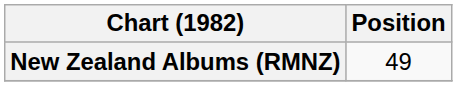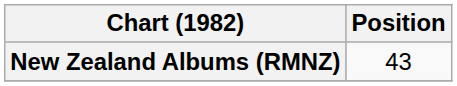(398, 61) 49 -> (398, 61) 43
